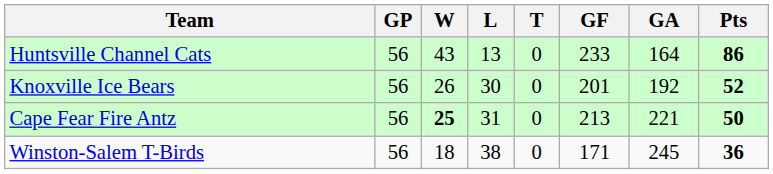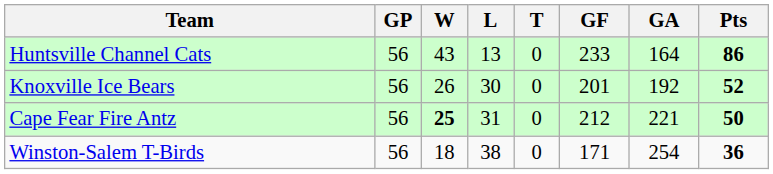(595, 119) 213 -> (595, 119) 212
(664, 151) 245 -> (664, 151) 254
